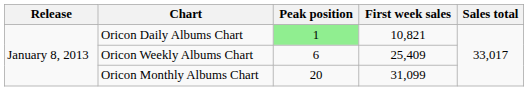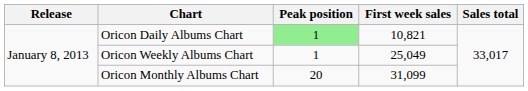(316, 55) 6 -> (316, 55) 1
(408, 55) 25,409 -> (408, 55) 25,049
